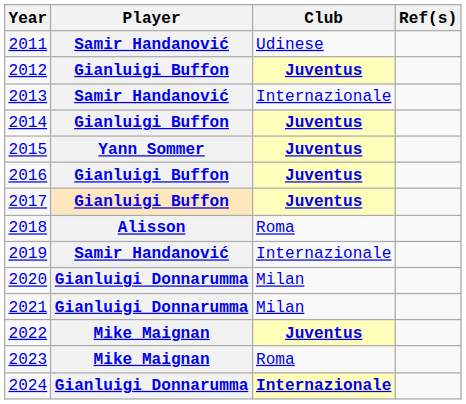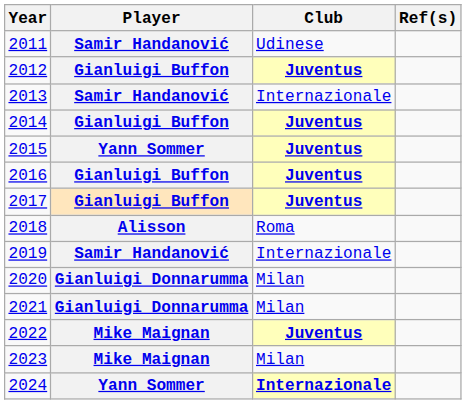(275, 359) Roma -> (280, 359) Milan
(152, 386) Gianluigi Donnarumma -> (152, 386) Yann Sommer
